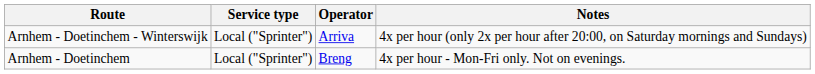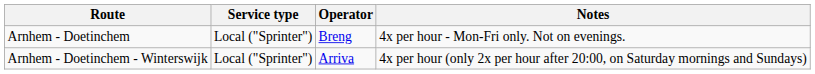rows swapped: (108, 36) <-> (69, 58)
